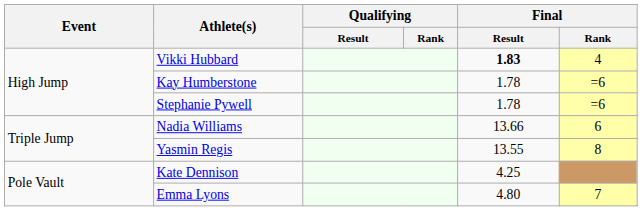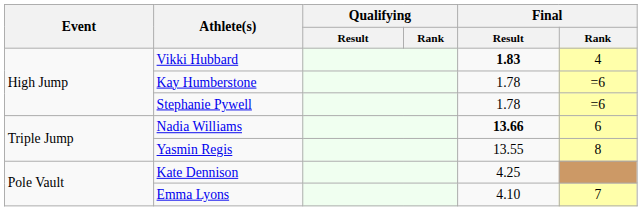(508, 127) normal -> (508, 127) bold
(508, 195) 4.80 -> (508, 195) 4.10
